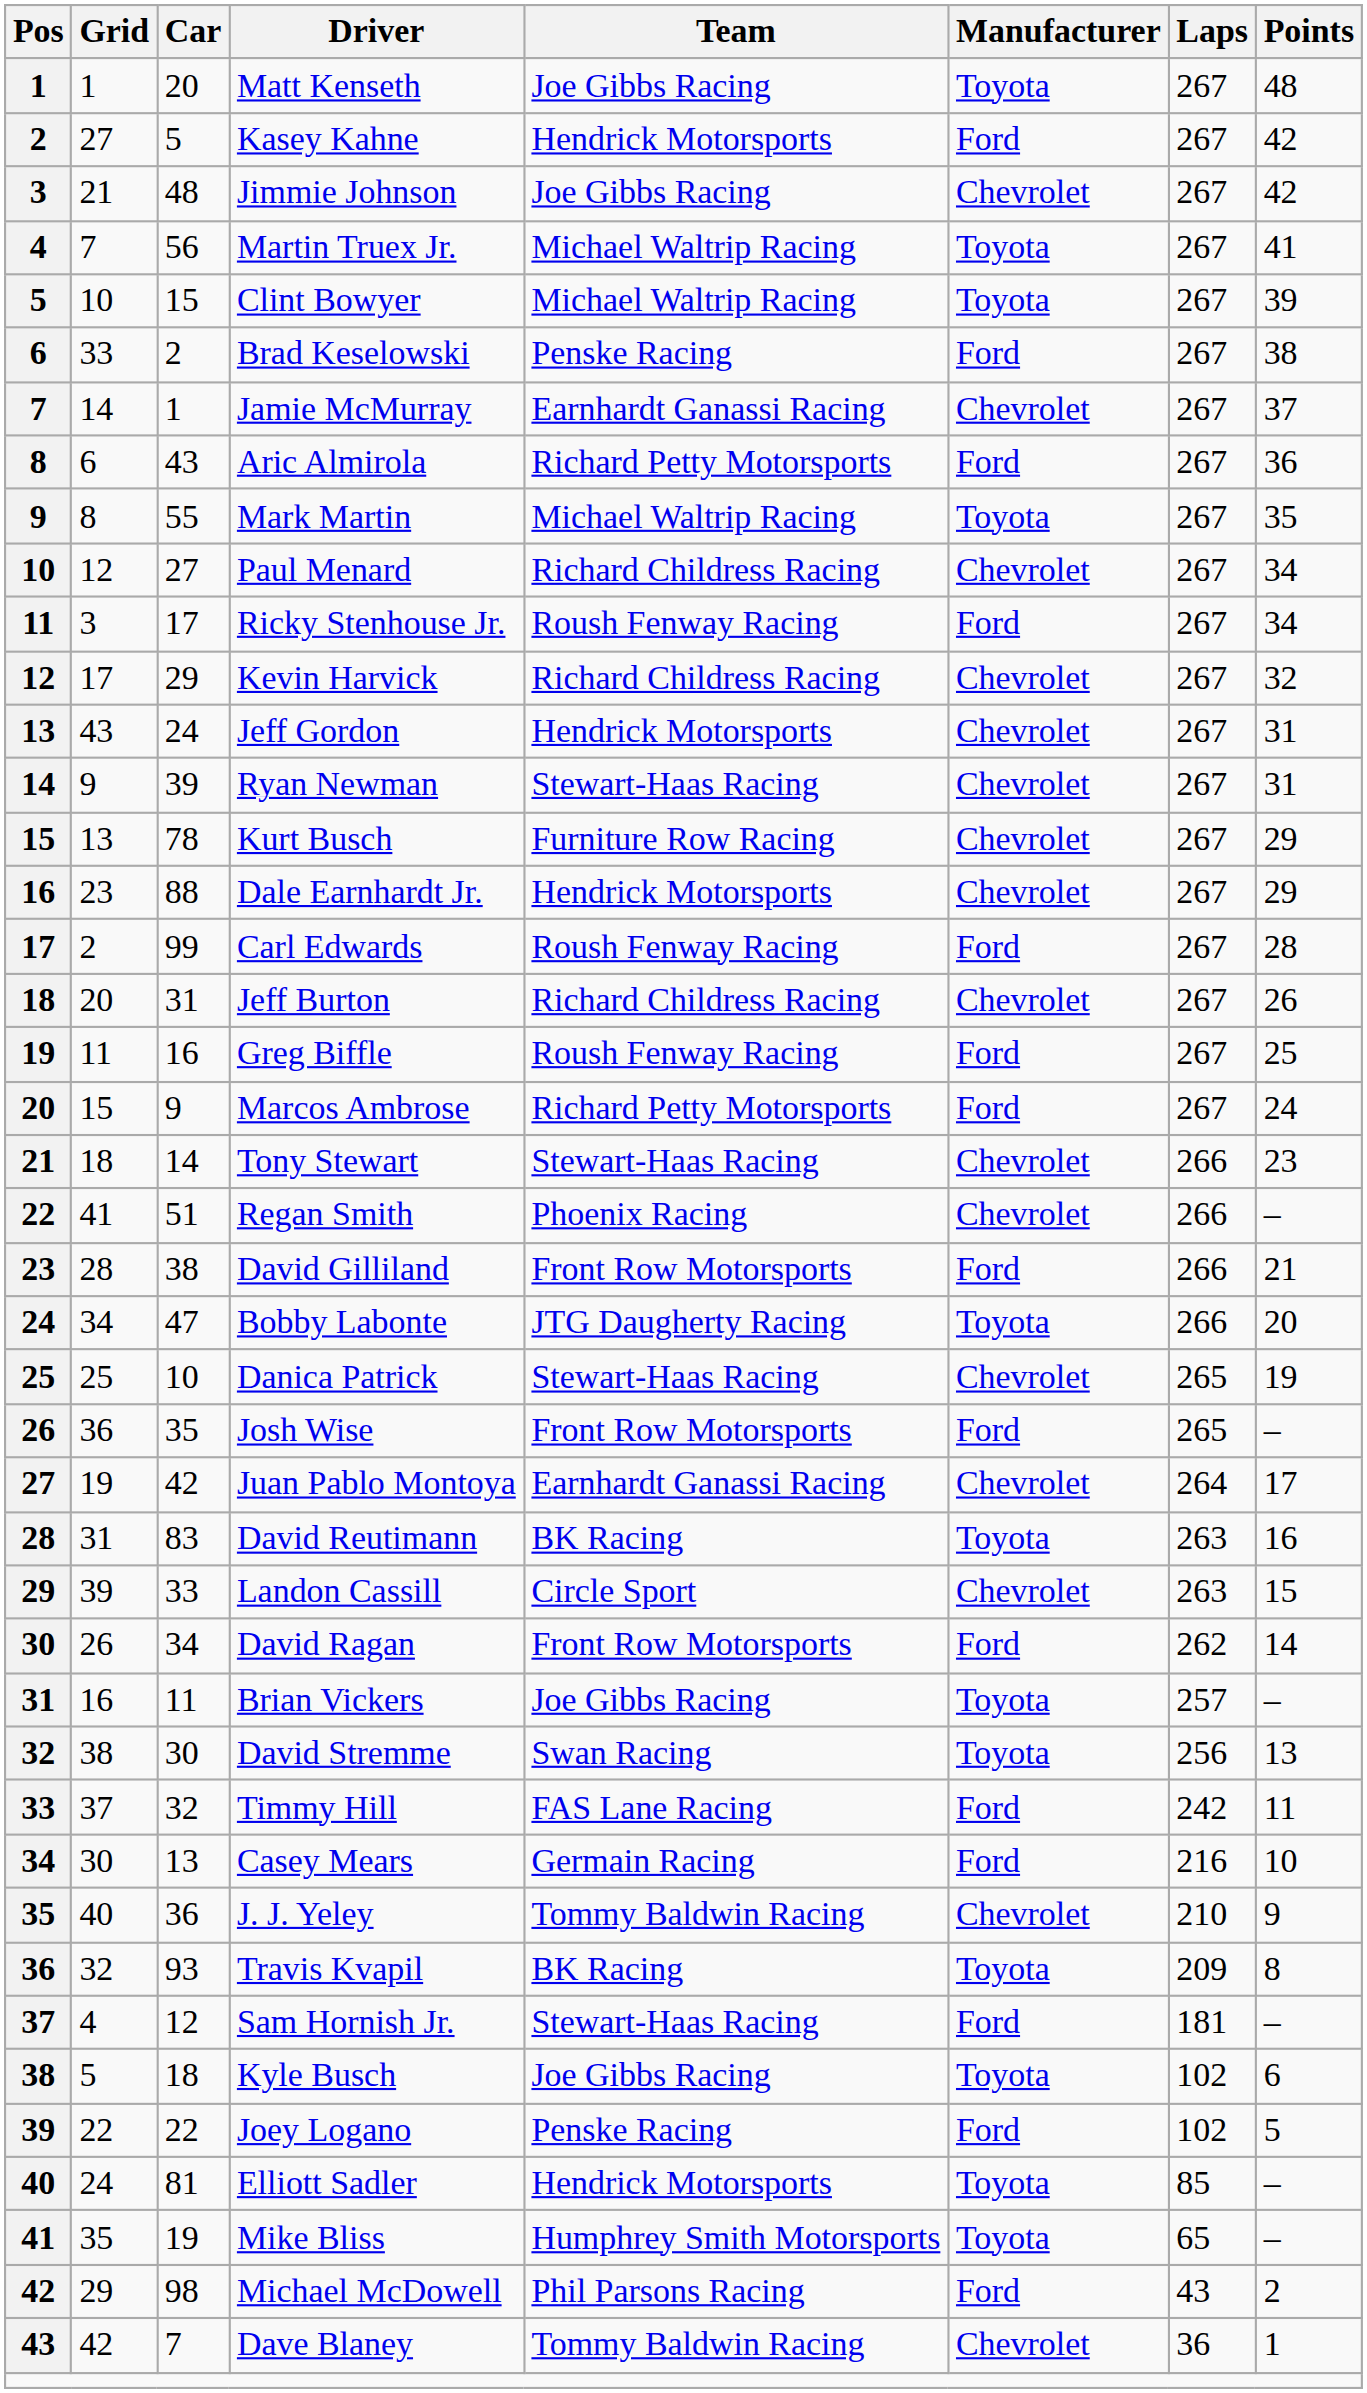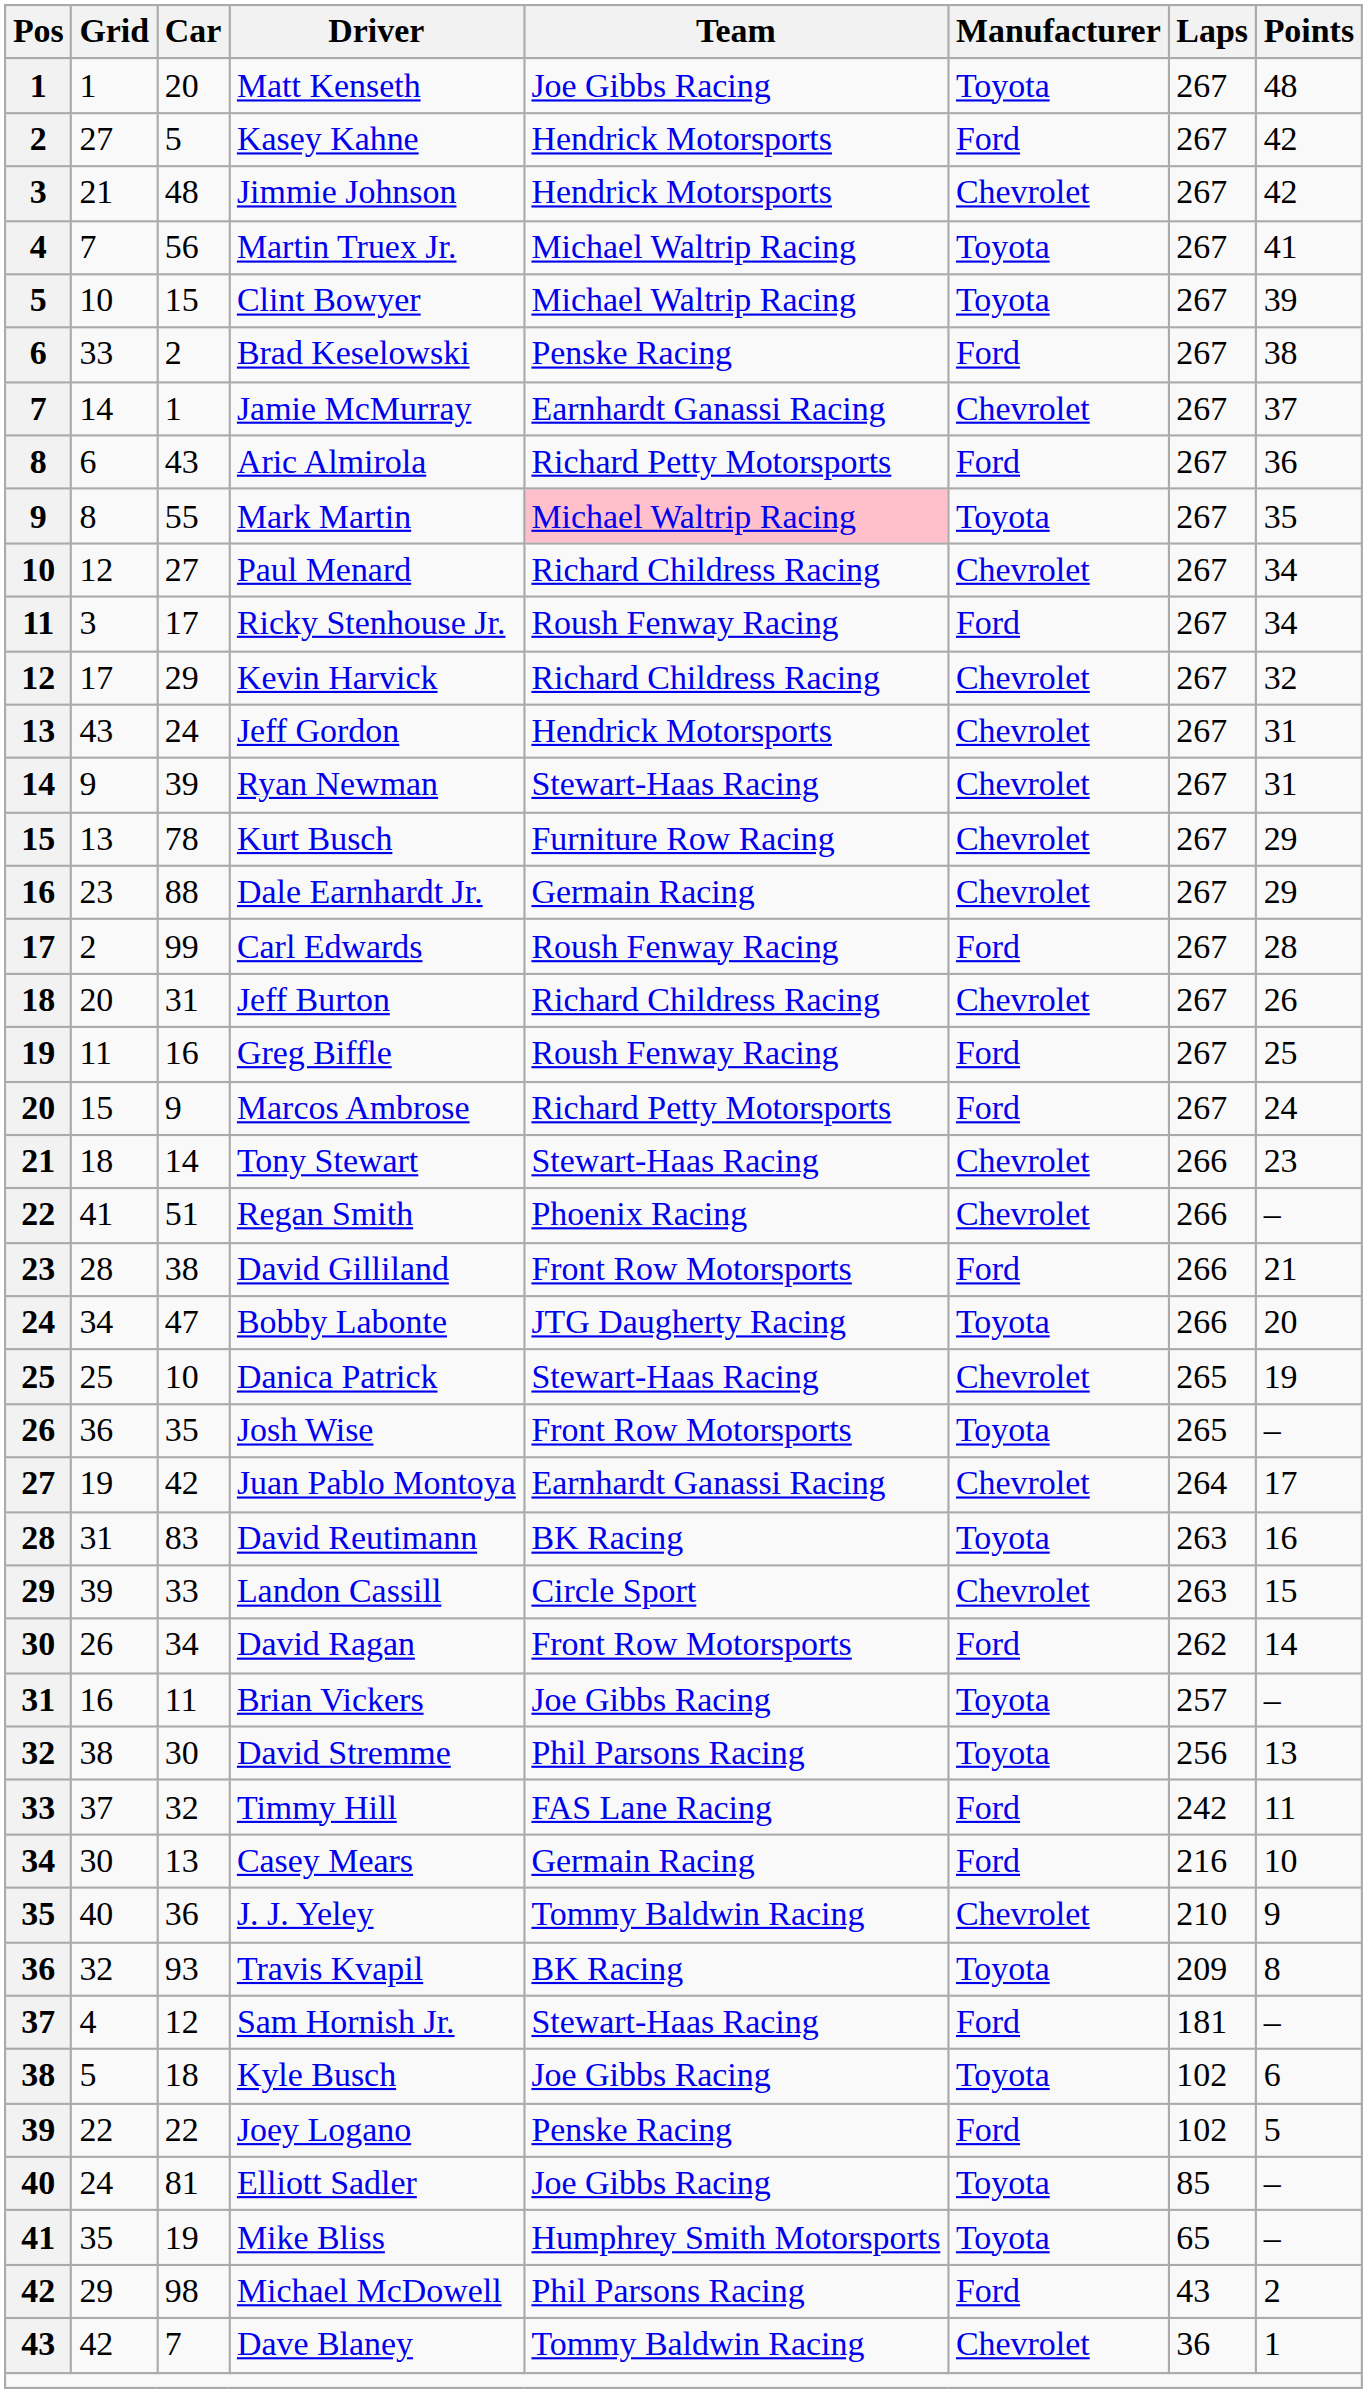(651, 192) Joe Gibbs Racing -> (682, 192) Hendrick Motorsports
(694, 515) no background -> (694, 515) pink background
(682, 892) Hendrick Motorsports -> (643, 892) Germain Racing
(988, 1430) Ford -> (1003, 1430) Toyota
(621, 1752) Swan Racing -> (668, 1752) Phil Parsons Racing
(682, 2183) Hendrick Motorsports -> (651, 2183) Joe Gibbs Racing
